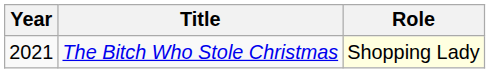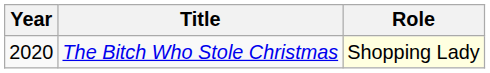(31, 51) 2021 -> (31, 51) 2020
